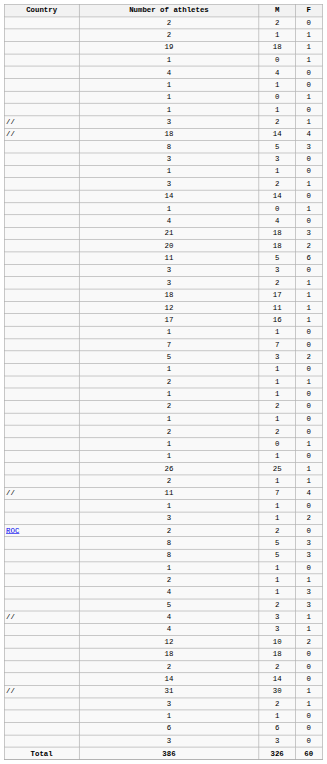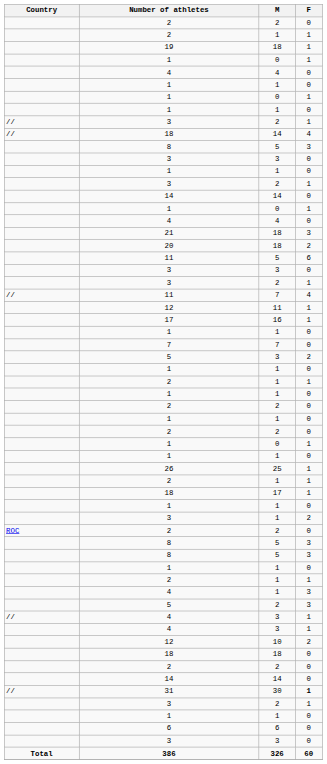rows swapped: (169, 493) <-> (169, 295)
(309, 691) normal -> (309, 691) bold
